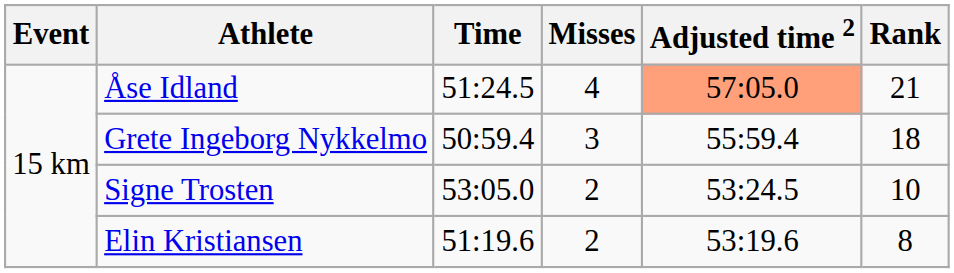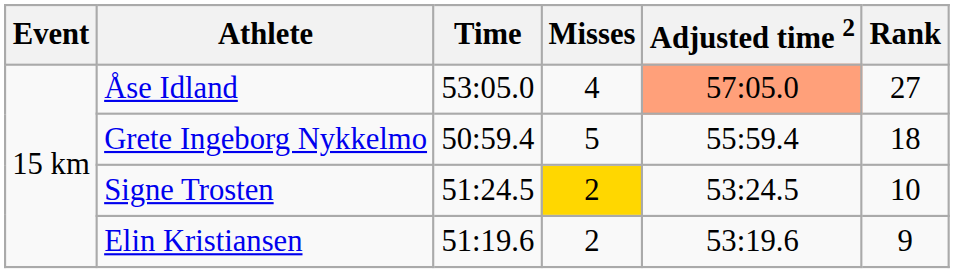(488, 88) 51:24.5 -> (488, 88) 53:05.0
(905, 88) 21 -> (905, 88) 27
(592, 139) 3 -> (592, 139) 5
(488, 190) 53:05.0 -> (488, 190) 51:24.5
(592, 190) no background -> (592, 190) gold background
(905, 240) 8 -> (905, 240) 9
